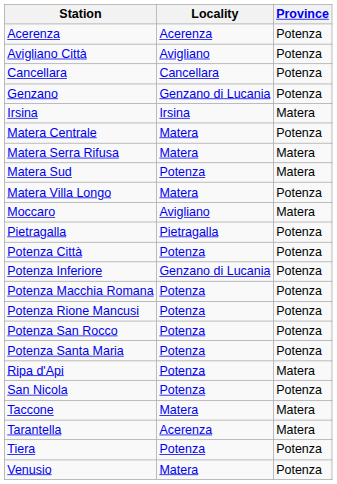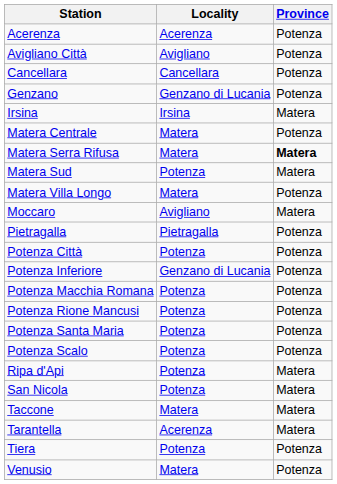(296, 152) normal -> (296, 152) bold
- row: (62, 331)
+ row: (48, 350)
(299, 390) Potenza -> (296, 390) Matera
